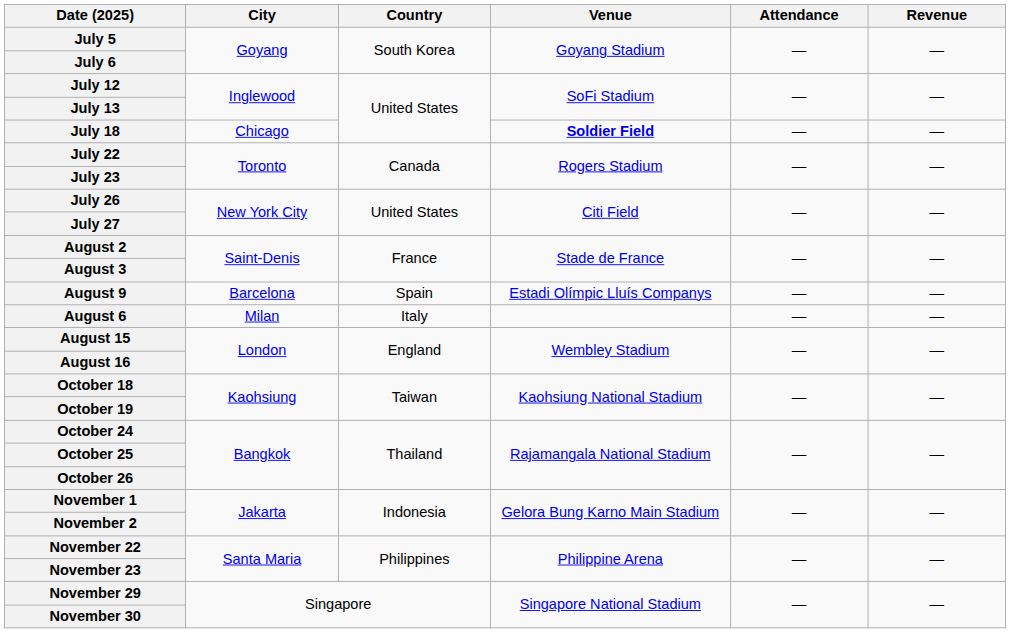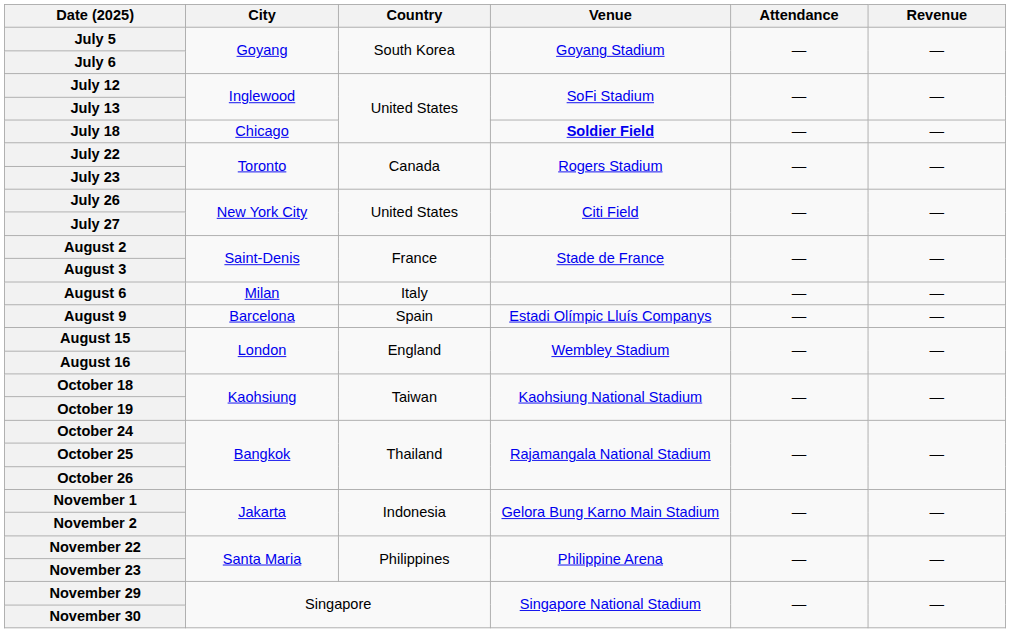rows swapped: (95, 316) <-> (95, 293)
